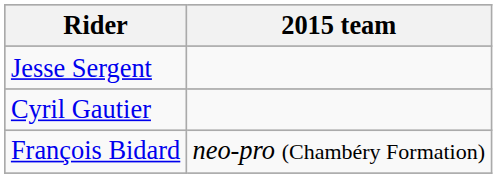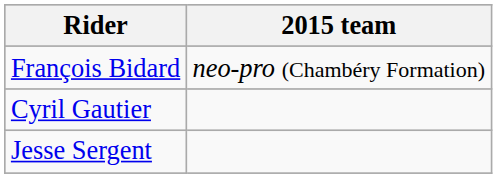rows swapped: (96, 151) <-> (81, 67)
